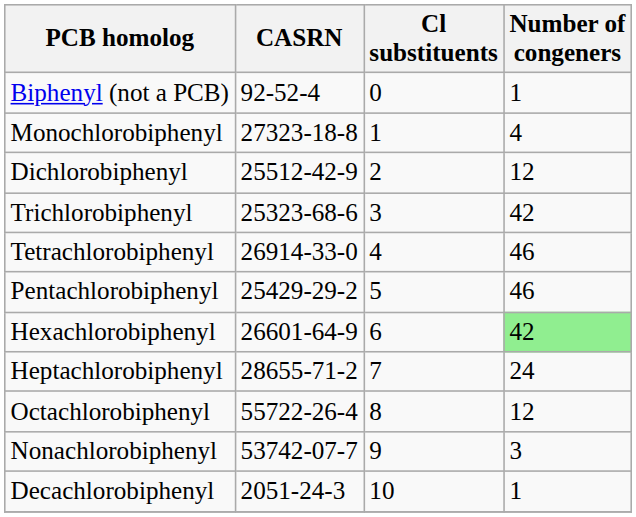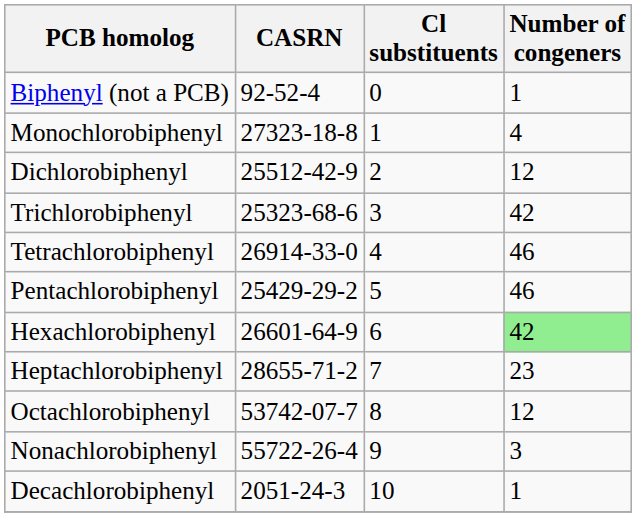(522, 371) 24 -> (522, 371) 23
(299, 411) 55722-26-4 -> (299, 411) 53742-07-7
(299, 451) 53742-07-7 -> (299, 451) 55722-26-4
